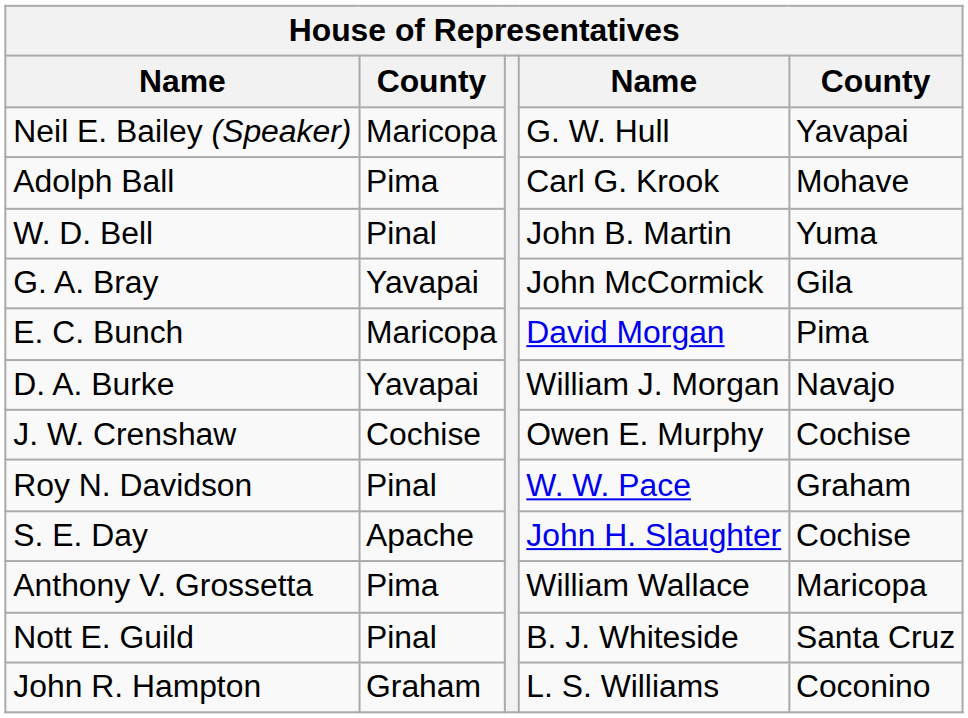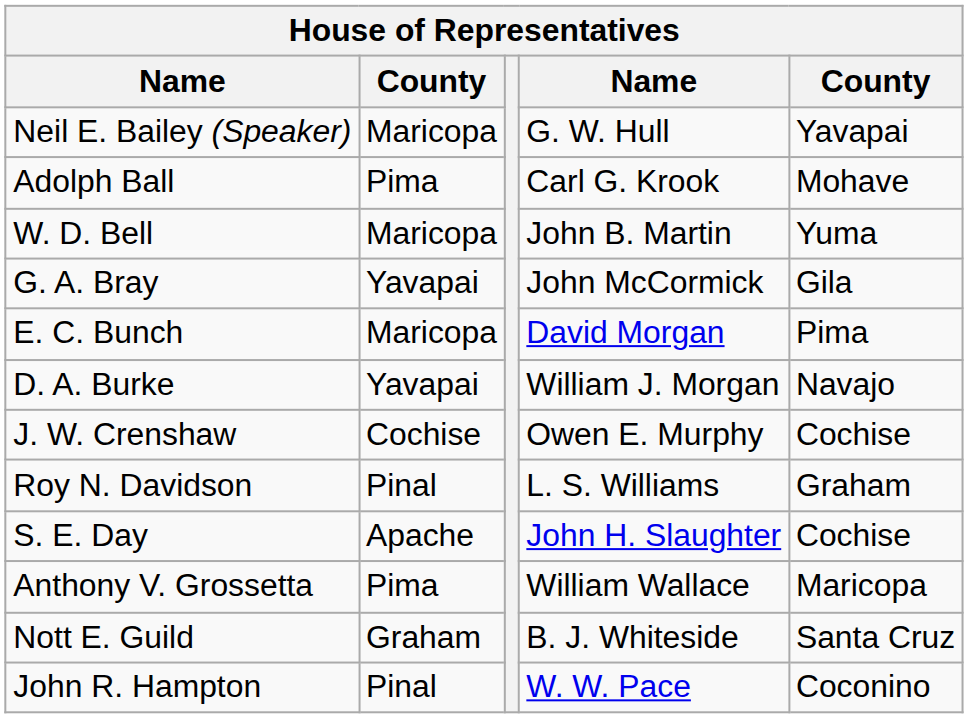(401, 232) Pinal -> (432, 232) Maricopa
(609, 485) W. W. Pace -> (623, 485) L. S. Williams
(401, 636) Pinal -> (424, 636) Graham
(424, 687) Graham -> (401, 687) Pinal
(623, 687) L. S. Williams -> (609, 687) W. W. Pace
